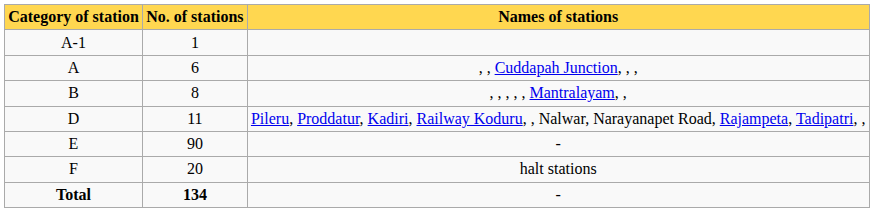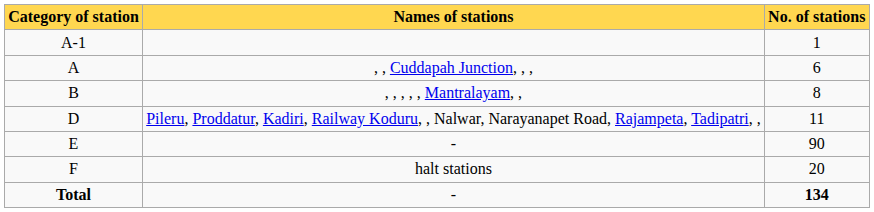columns swapped: (195, 17) <-> (558, 17)
